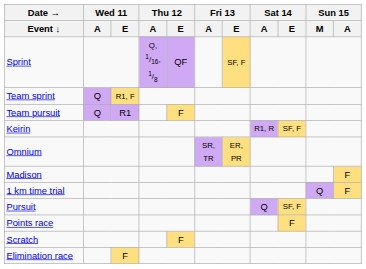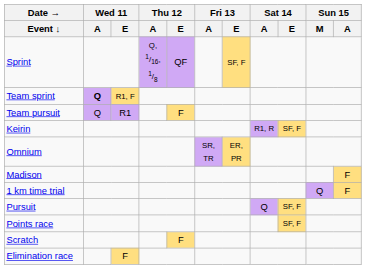(97, 96) normal -> (97, 96) bold
(292, 223) F -> (292, 224) SF, F
